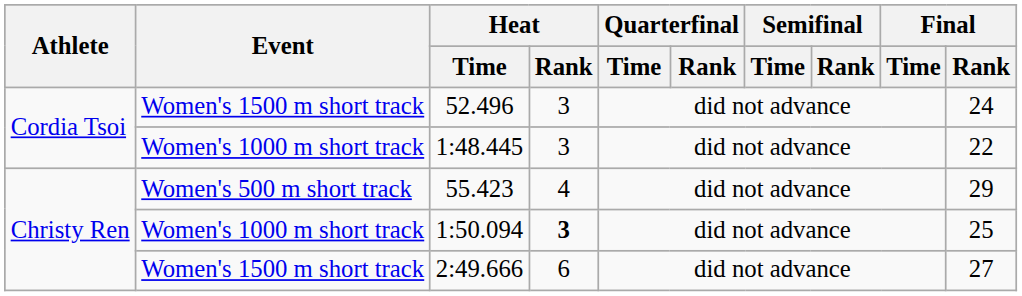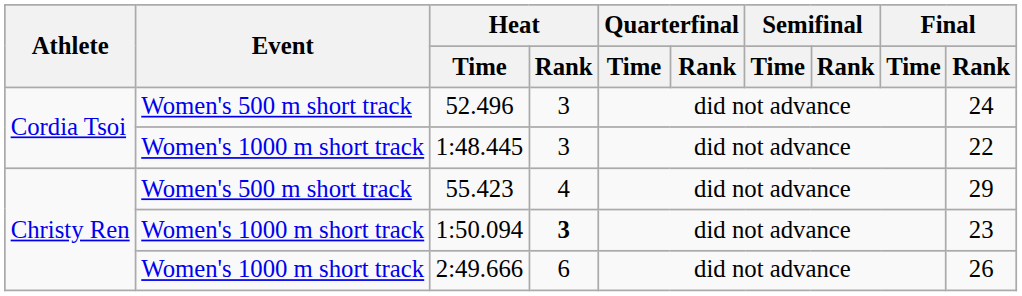(283, 107) Women's 1500 m short track -> (277, 107) Women's 500 m short track
(981, 229) 25 -> (981, 229) 23
(283, 270) Women's 1500 m short track -> (283, 270) Women's 1000 m short track
(981, 270) 27 -> (981, 270) 26
